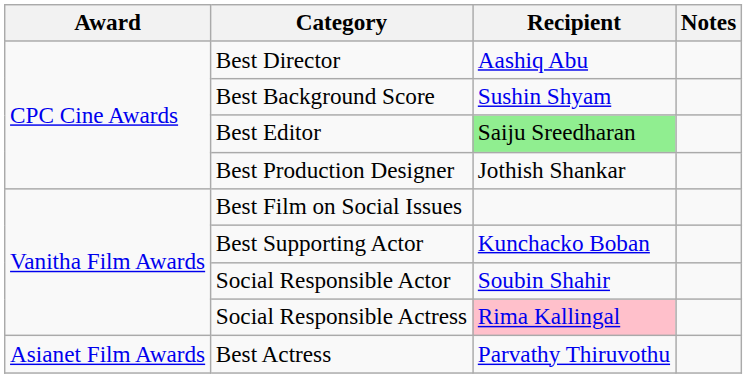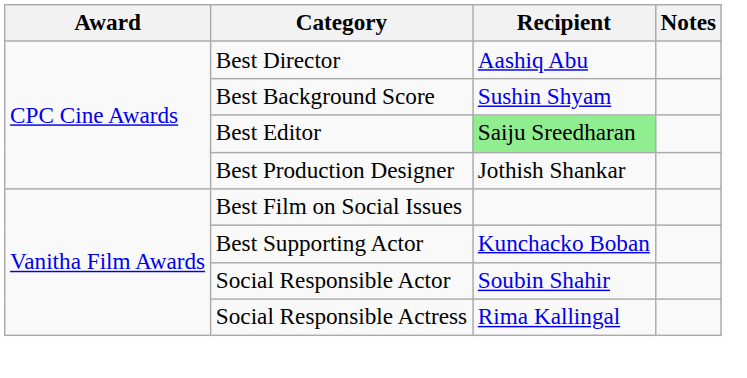(549, 317) pink background -> (549, 317) no background
- row: (274, 354)
